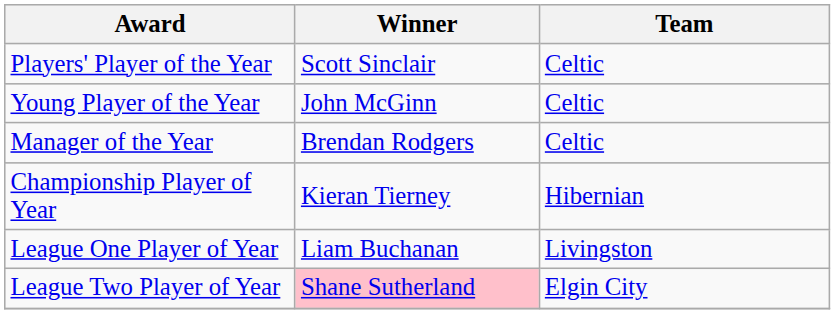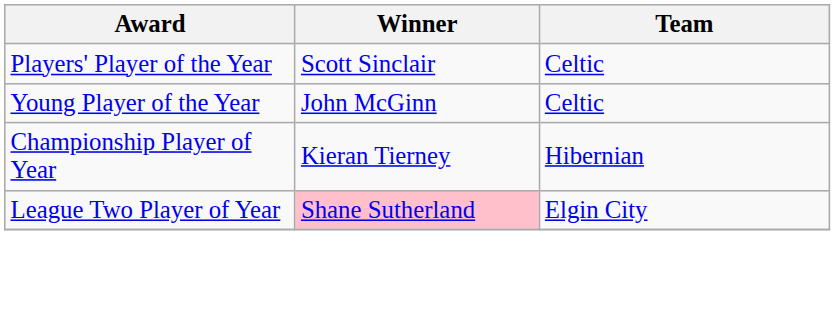- row: (112, 142)
- row: (144, 248)
